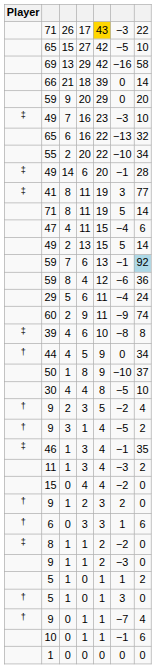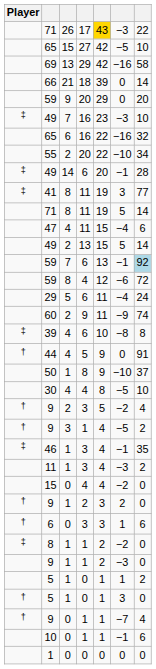(122, 136) −13 -> (122, 136) −16
(143, 280) 36 -> (143, 280) 72
(143, 354) 34 -> (143, 354) 91
